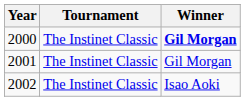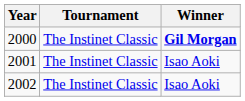(198, 61) Gil Morgan -> (192, 61) Isao Aoki
